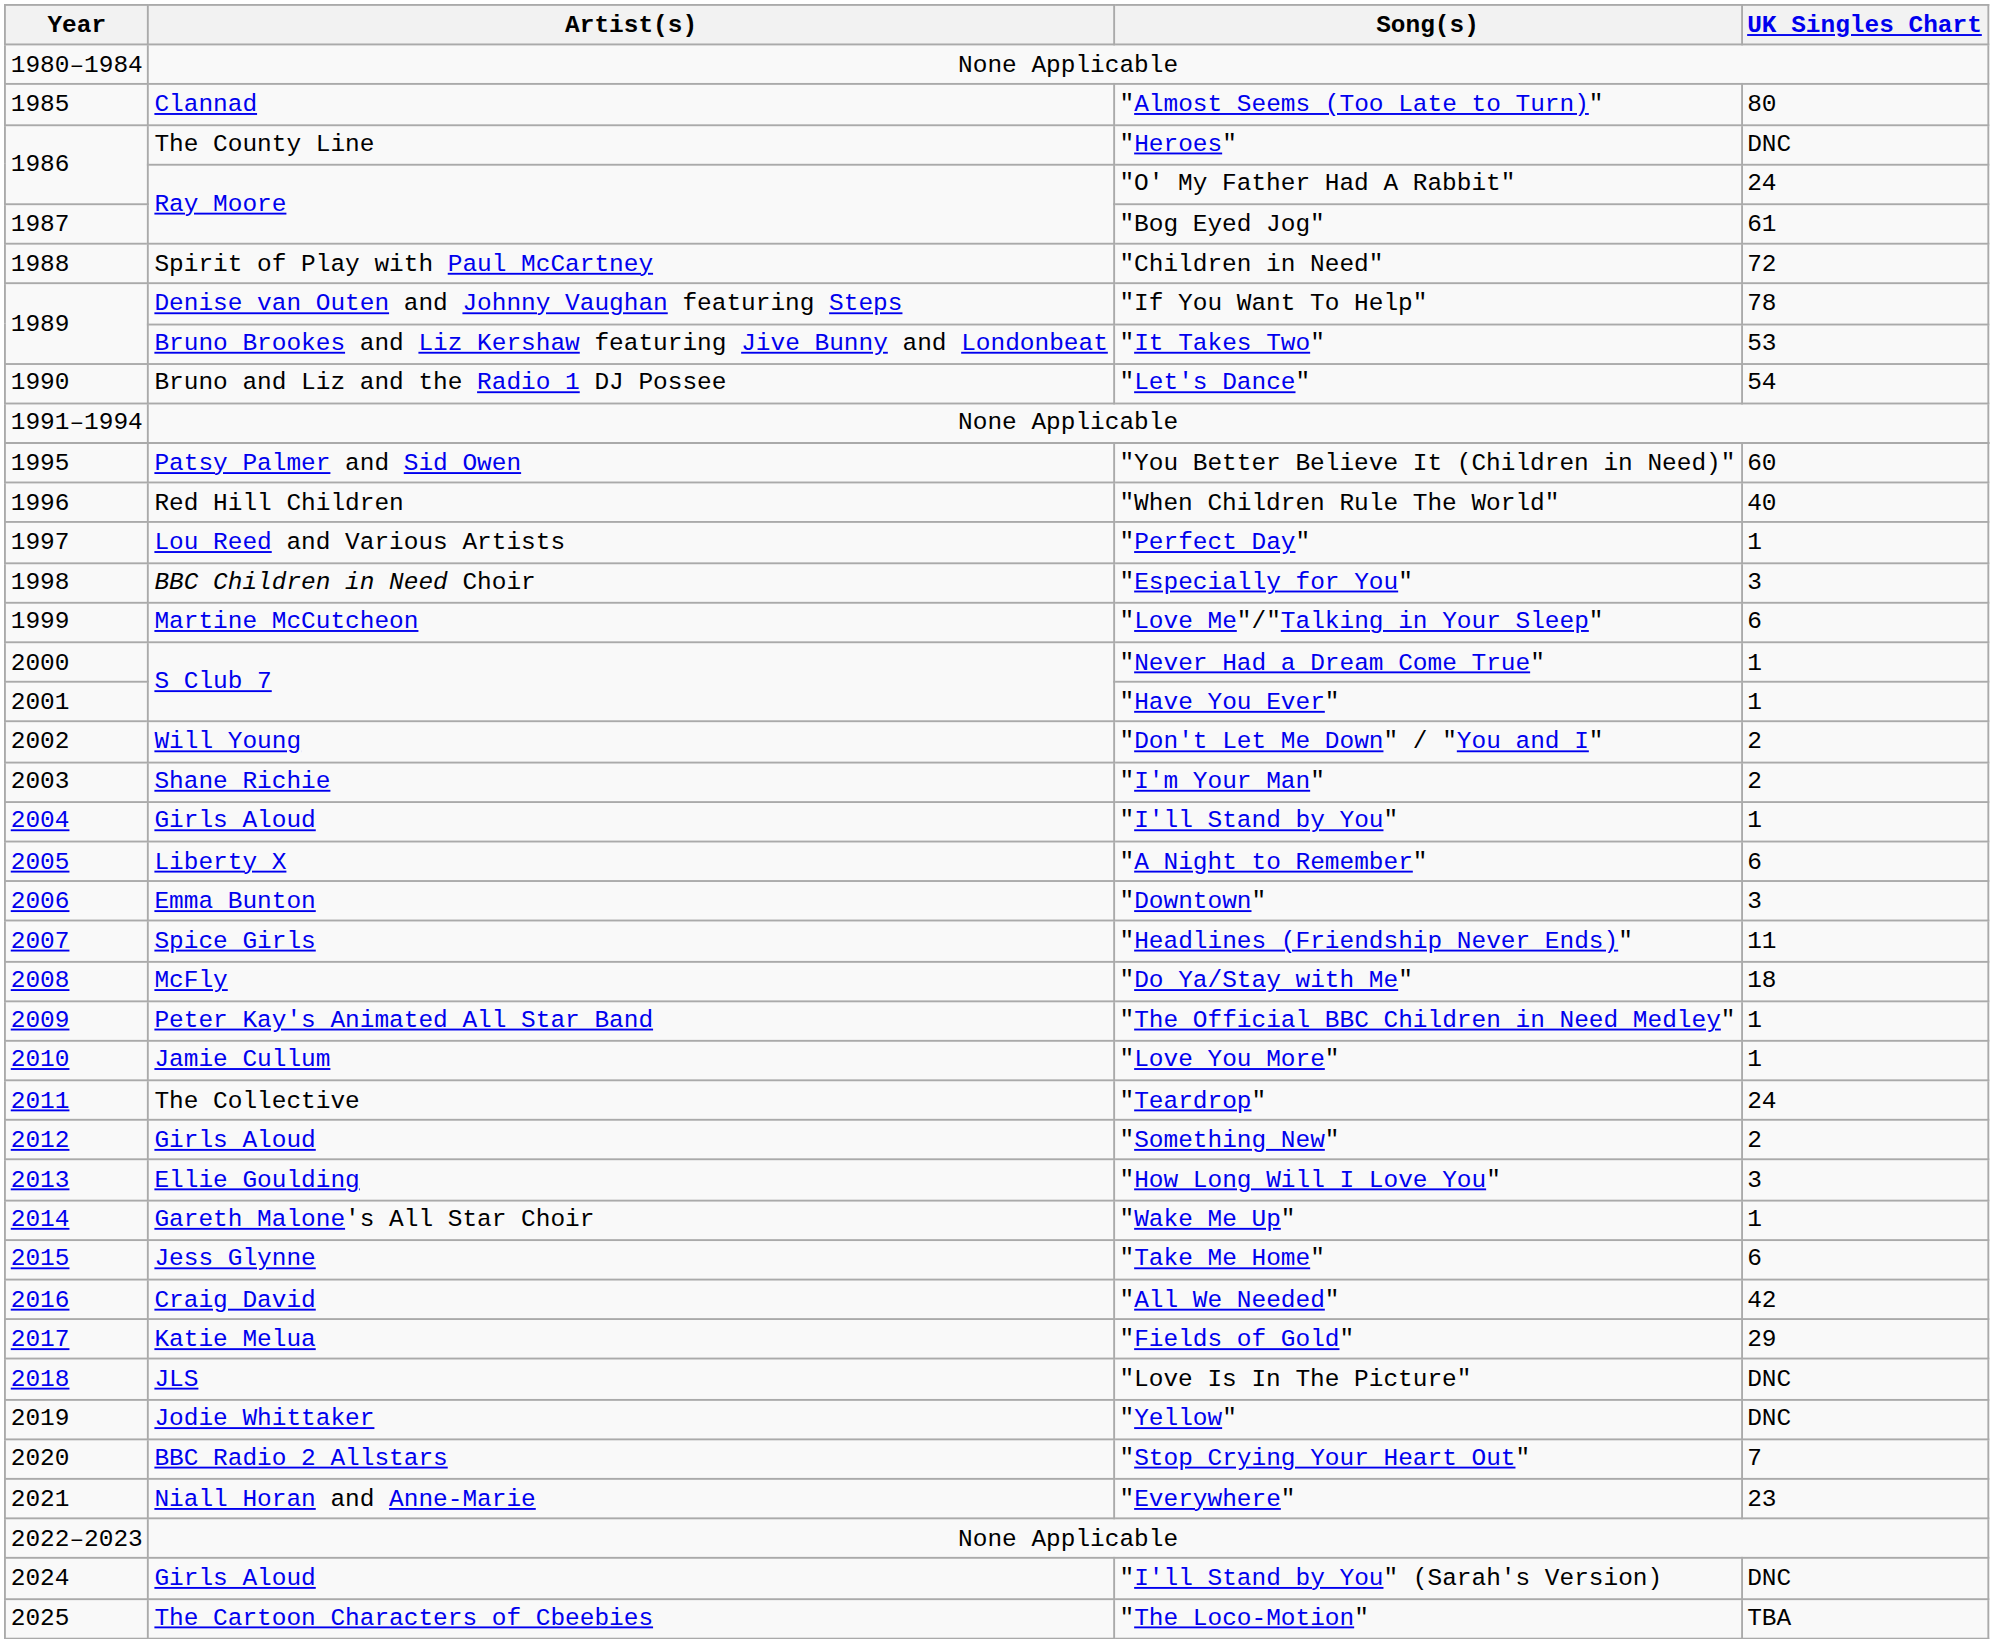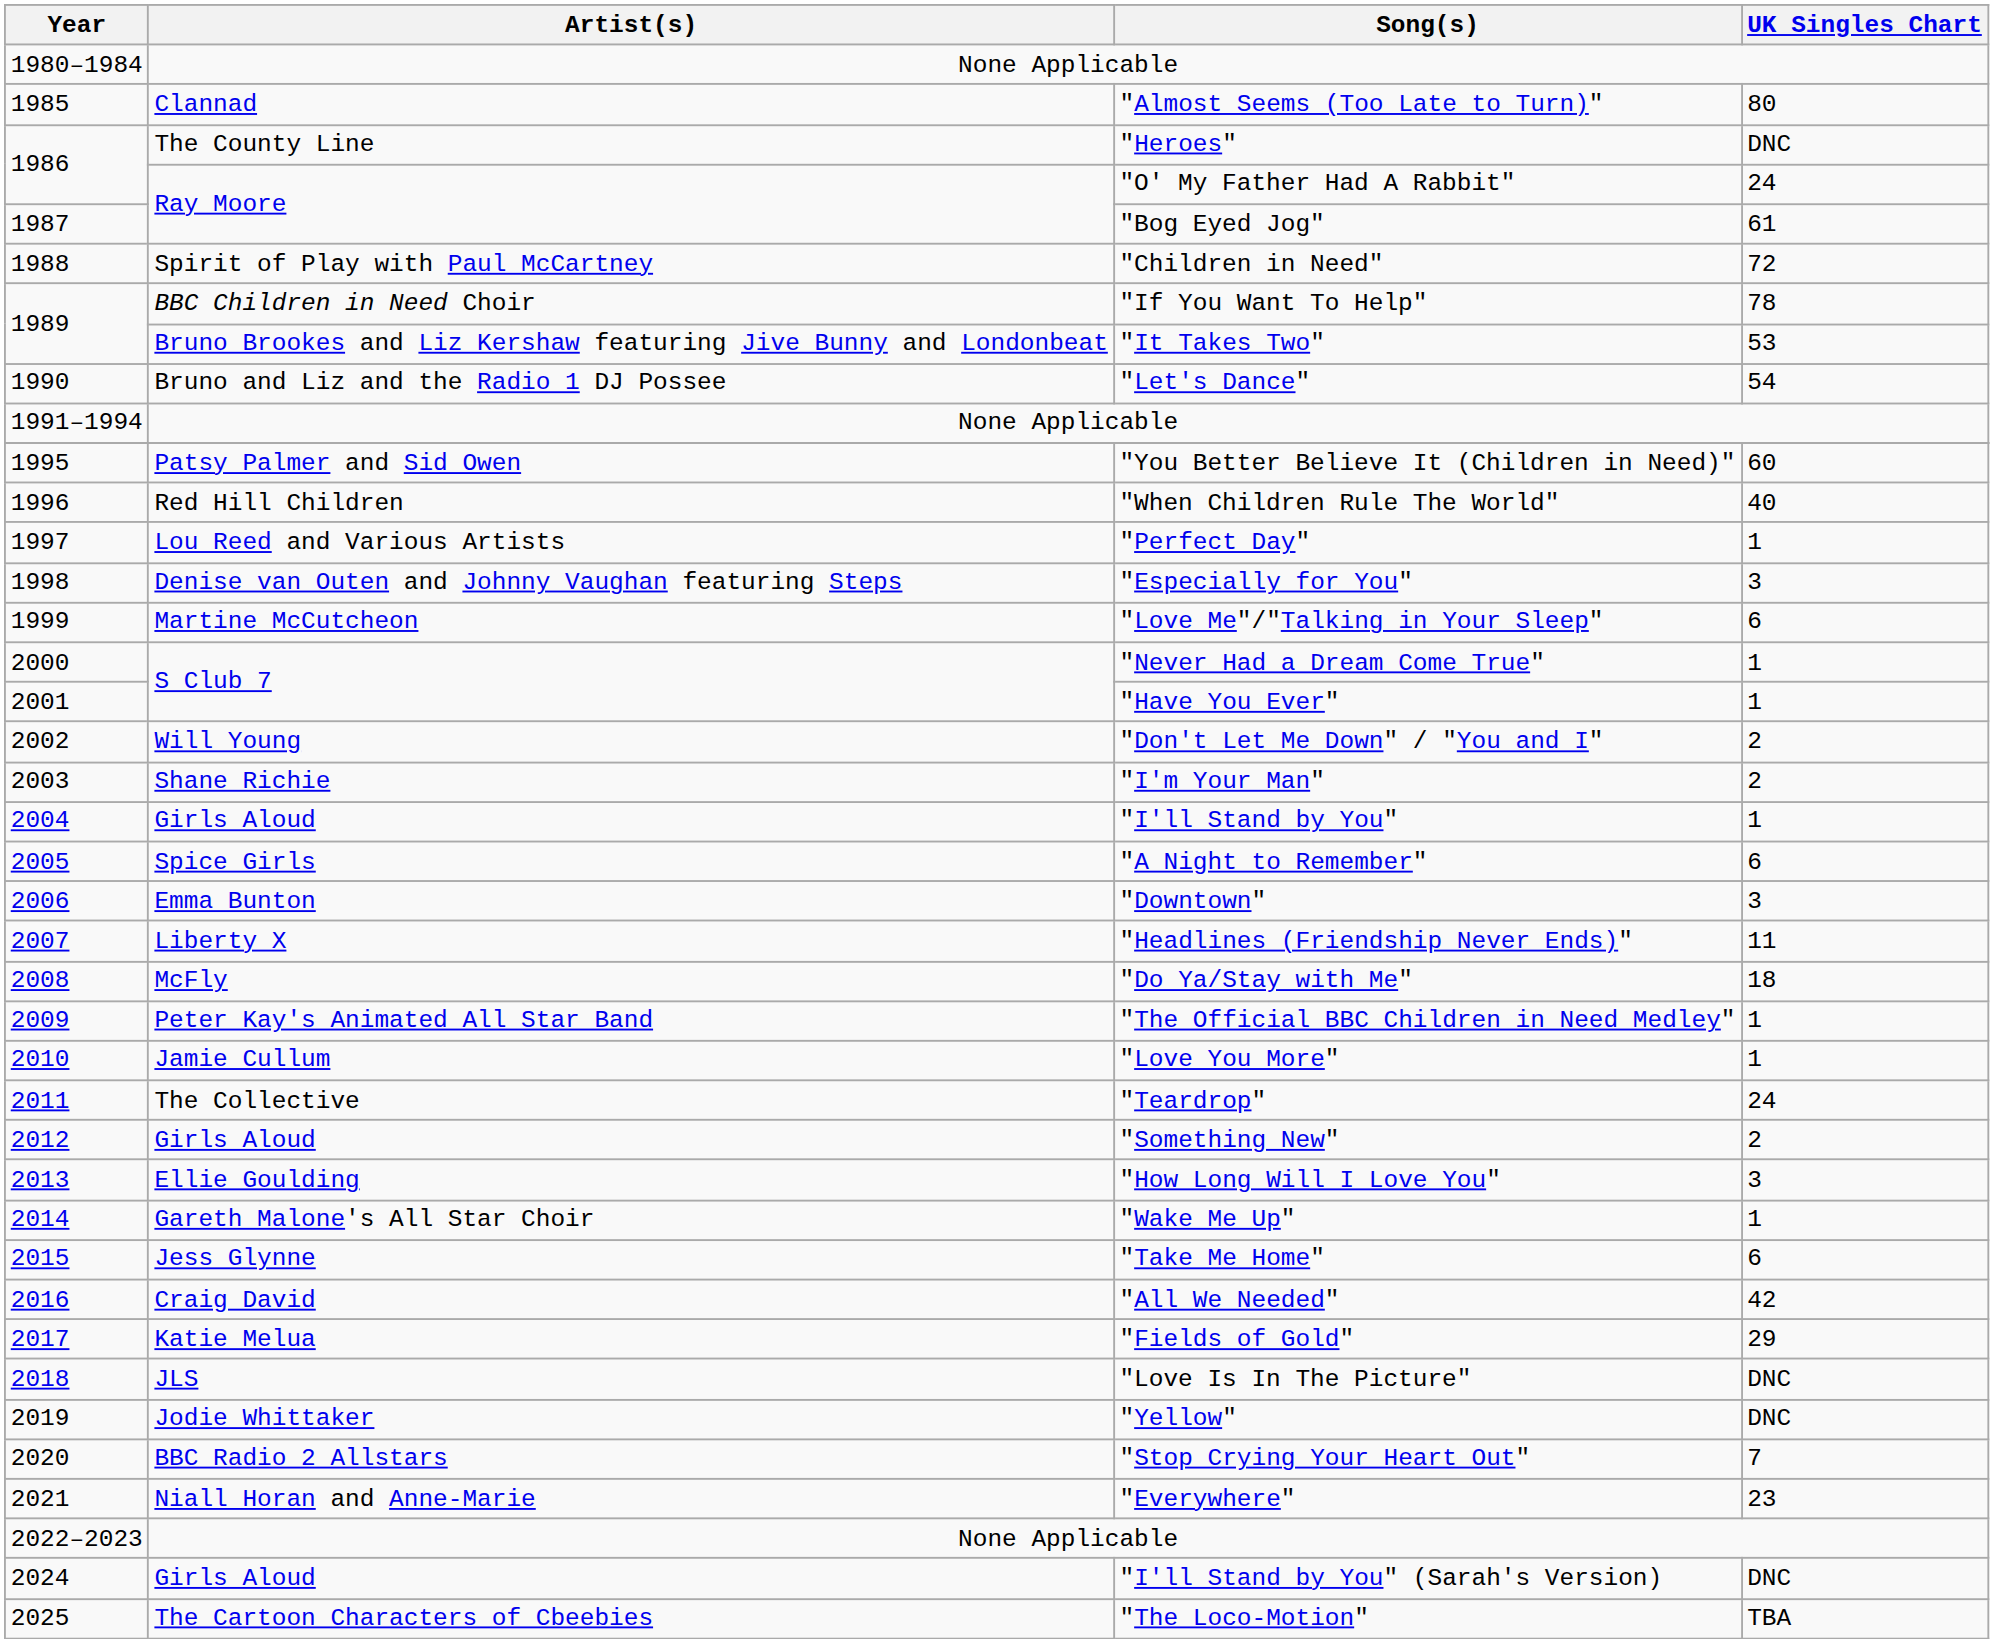(528, 304) Denise van Outen and Johnny Vaughan featuring Steps -> (345, 304) BBC Children in Need Choir
(345, 583) BBC Children in Need Choir -> (528, 583) Denise van Outen and Johnny Vaughan featuring Steps
(220, 861) Liberty X -> (235, 861) Spice Girls
(235, 941) Spice Girls -> (220, 941) Liberty X
